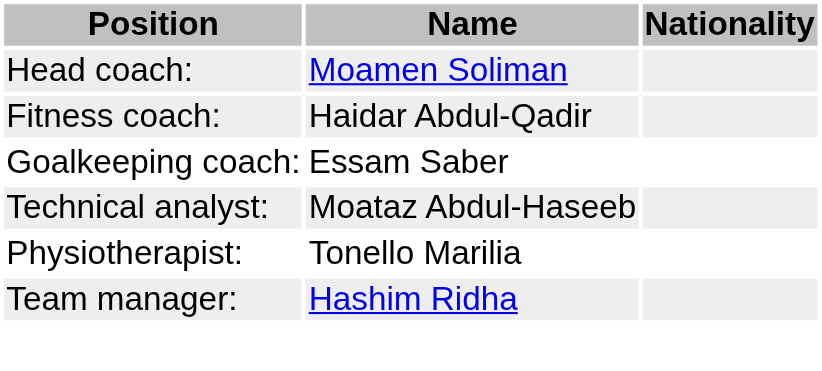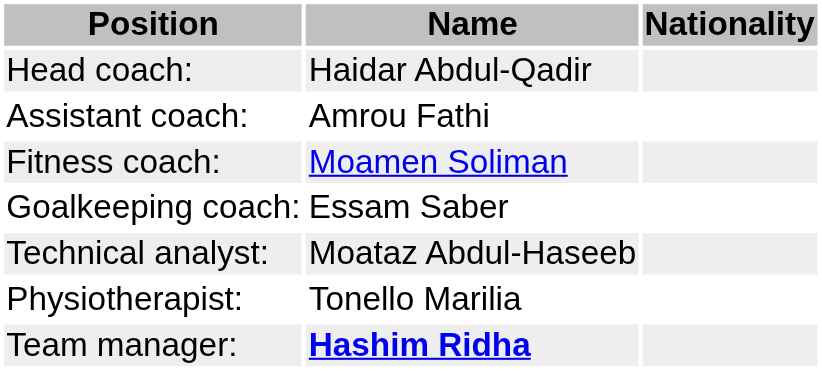(438, 70) Moamen Soliman -> (450, 70) Haidar Abdul-Qadir
+ row: (127, 115)
(450, 115) Haidar Abdul-Qadir -> (438, 161) Moamen Soliman
(413, 298) normal -> (420, 344) bold
